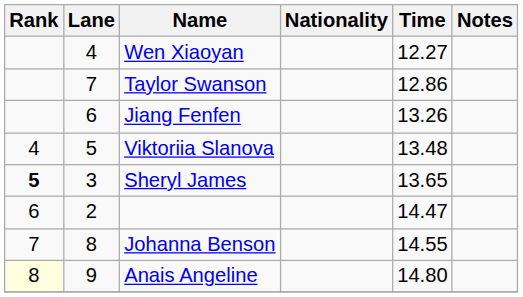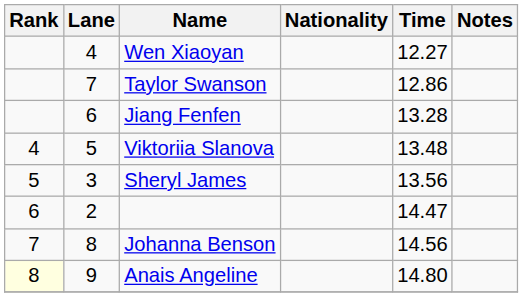(422, 116) 13.26 -> (422, 116) 13.28
(34, 180) bold -> (34, 180) normal
(422, 180) 13.65 -> (422, 180) 13.56
(422, 244) 14.55 -> (422, 244) 14.56
